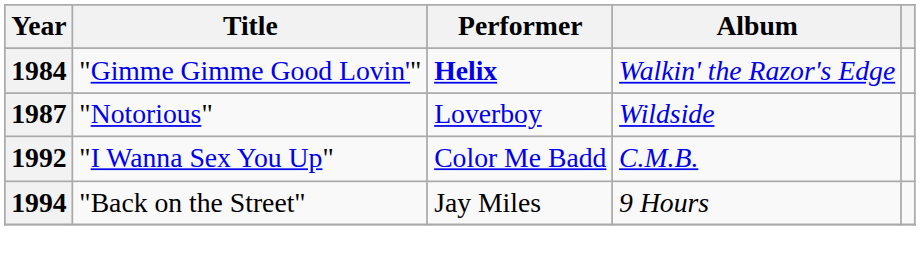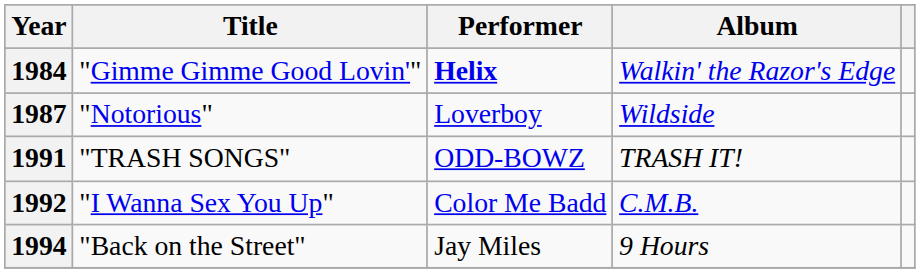+ row: (185, 158)
